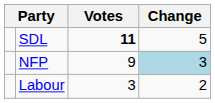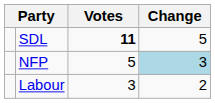(132, 62) 9 -> (132, 62) 5
